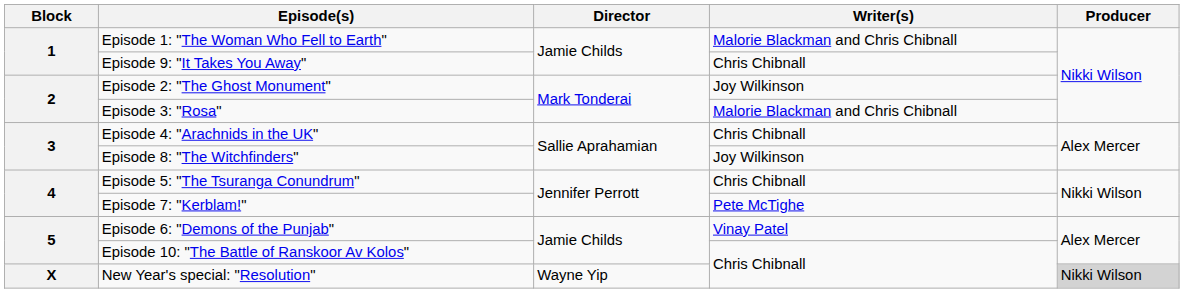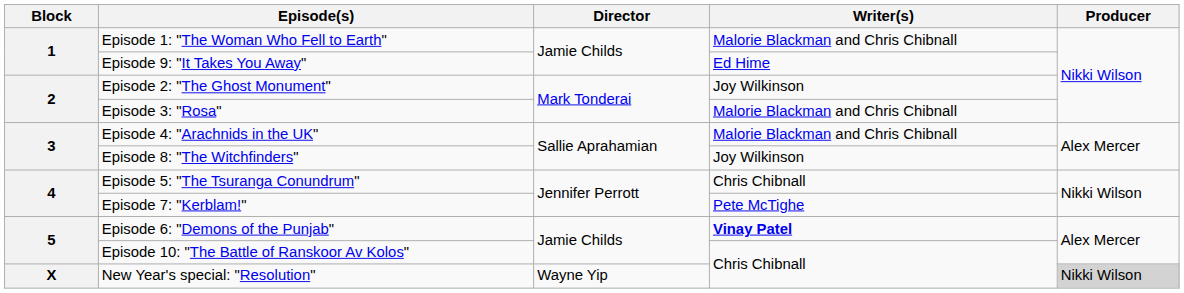(759, 63) Chris Chibnall -> (742, 63) Ed Hime
(759, 134) Chris Chibnall -> (835, 134) Malorie Blackman and Chris Chibnall
(750, 228) normal -> (753, 228) bold
